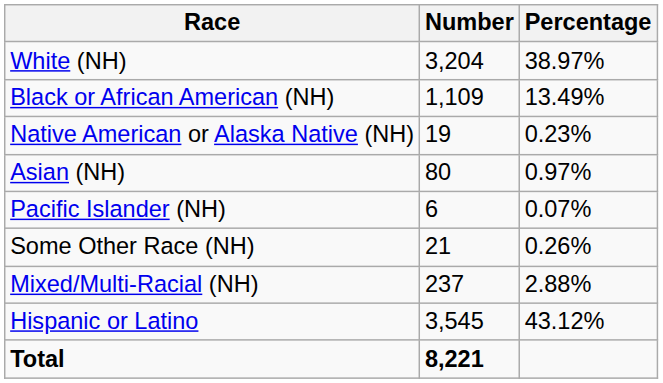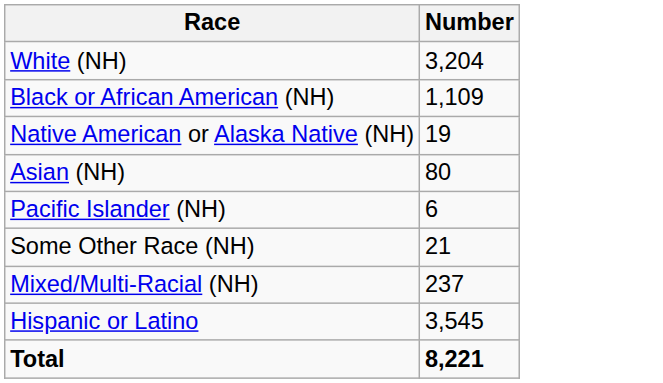- column: (588, 23)
